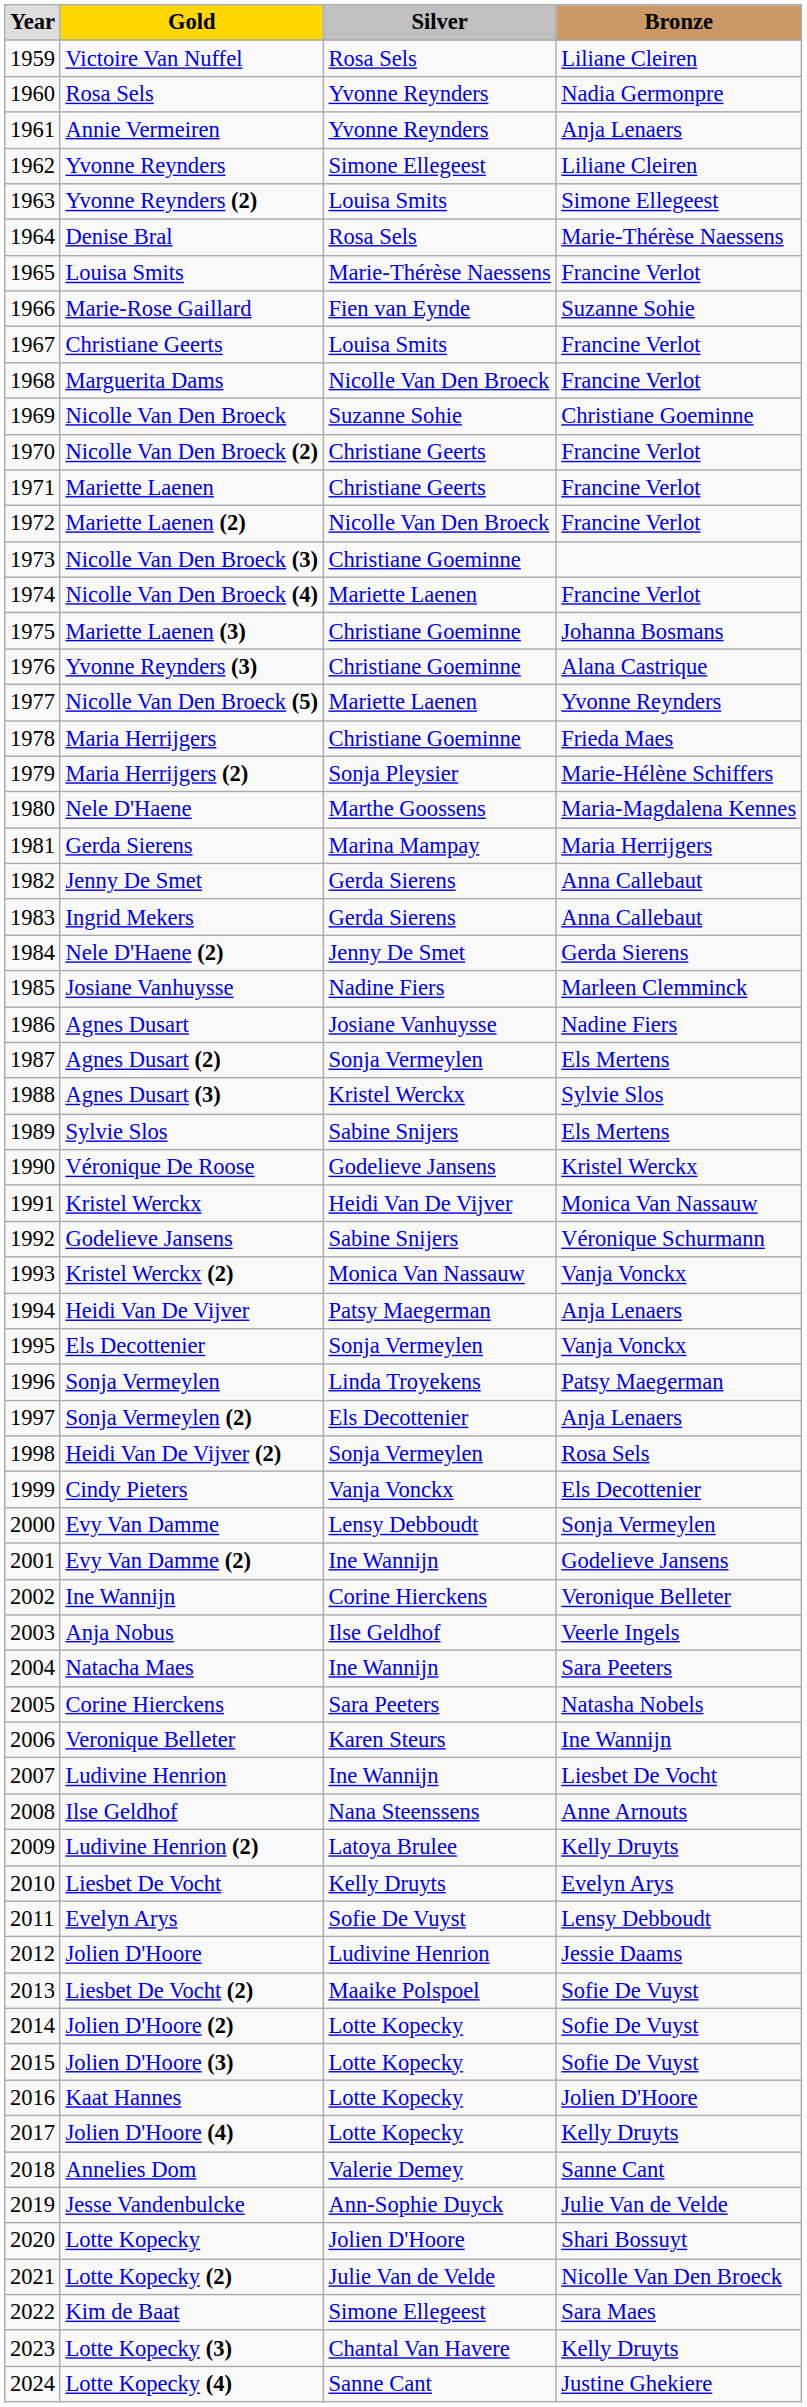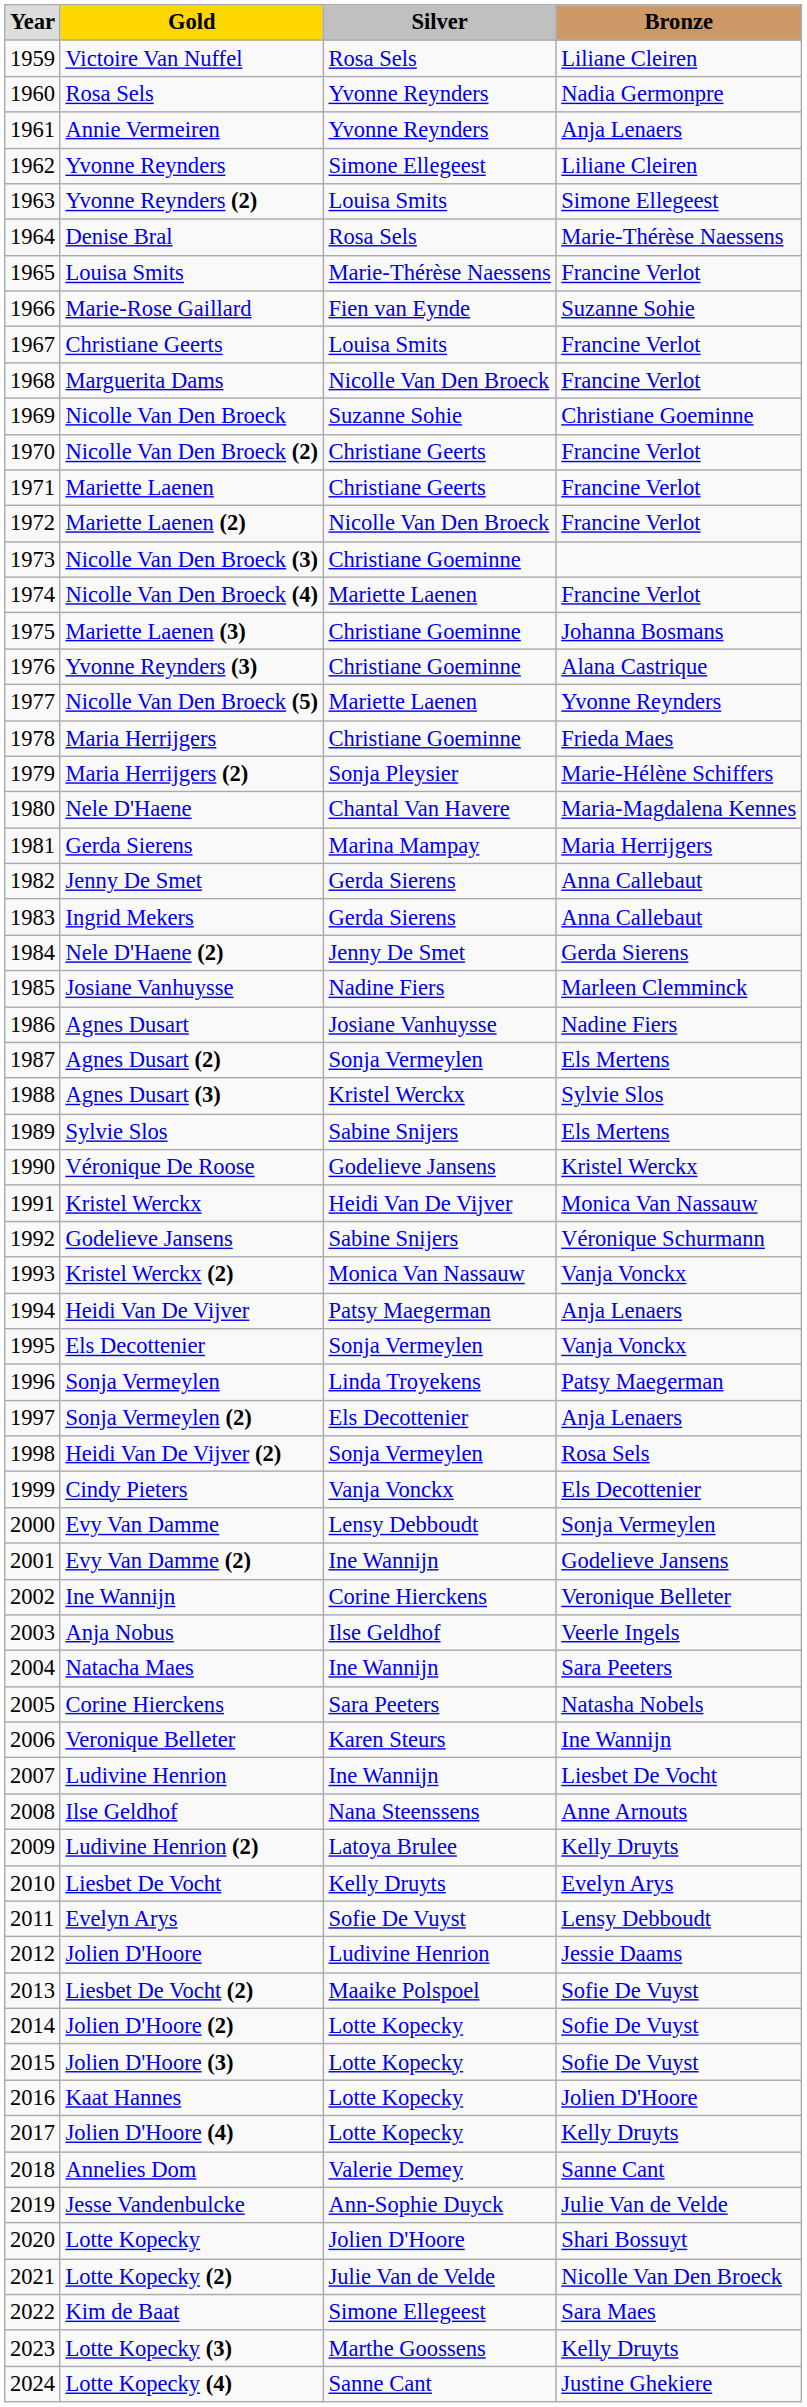(407, 809) Marthe Goossens -> (419, 809) Chantal Van Havere
(419, 2348) Chantal Van Havere -> (407, 2348) Marthe Goossens
